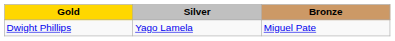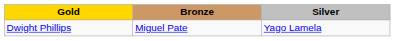columns swapped: (197, 12) <-> (326, 12)
